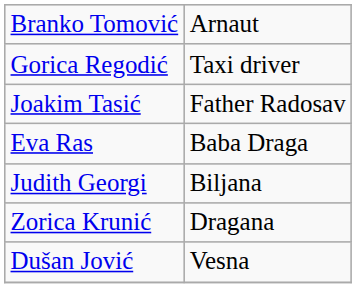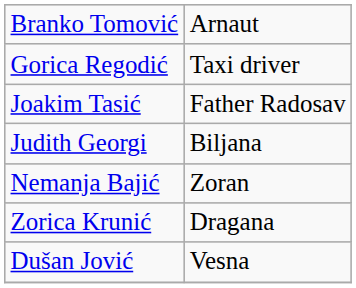- row: (52, 143)
+ row: (85, 182)
